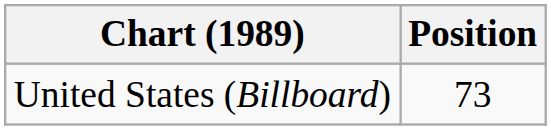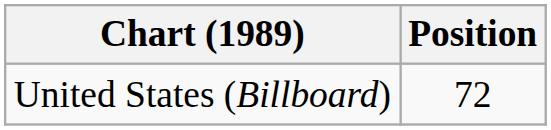(473, 93) 73 -> (473, 93) 72
